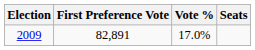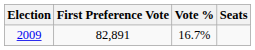(194, 35) 17.0% -> (194, 35) 16.7%
